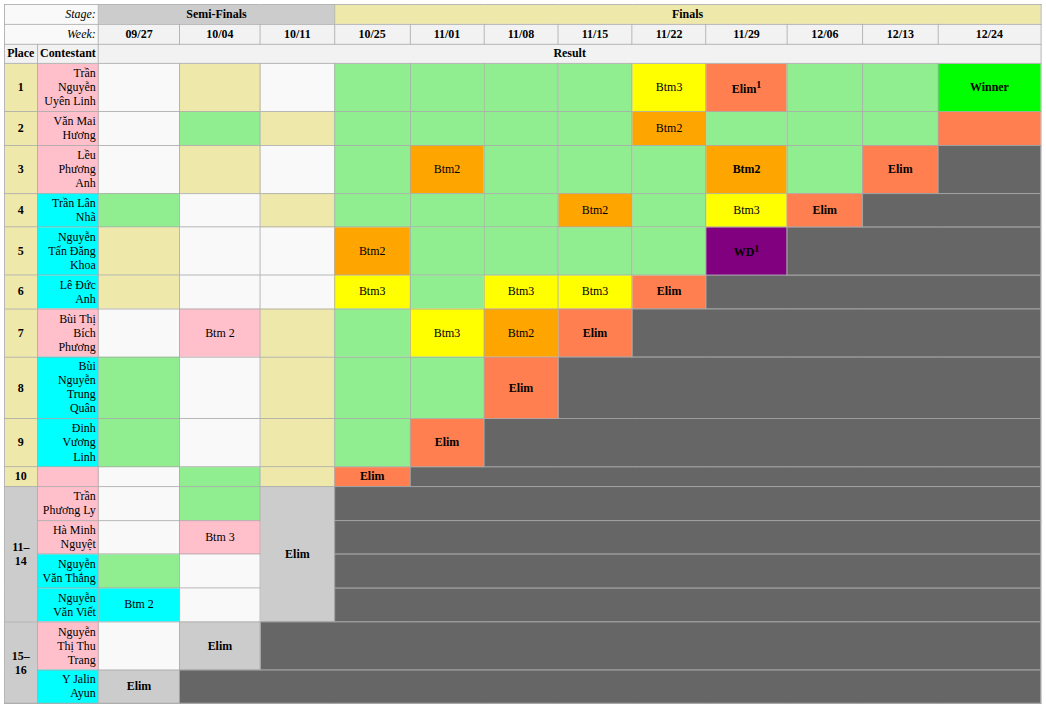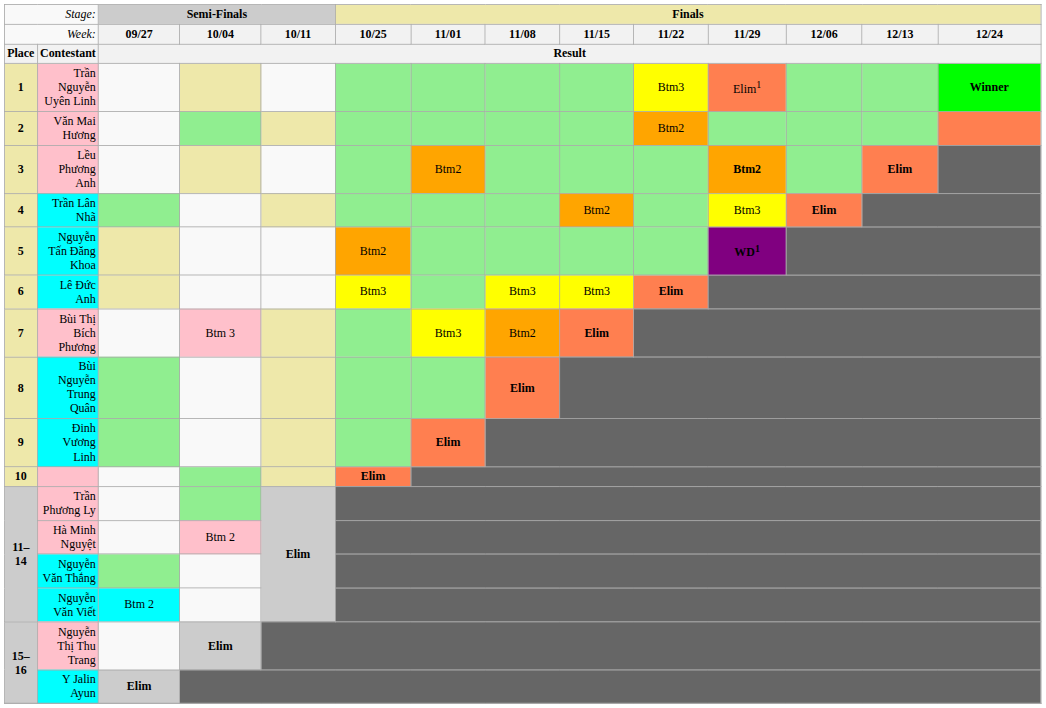(747, 87) bold -> (747, 87) normal
(220, 333) Btm 2 -> (220, 333) Btm 3
(220, 537) Btm 3 -> (220, 537) Btm 2
